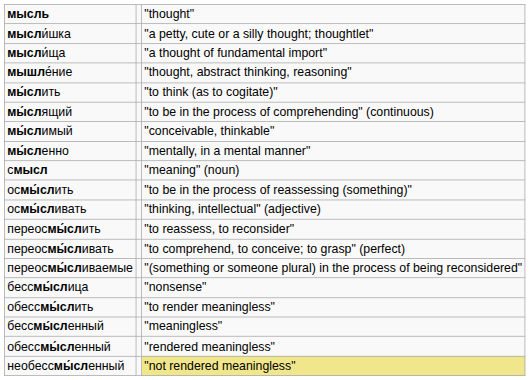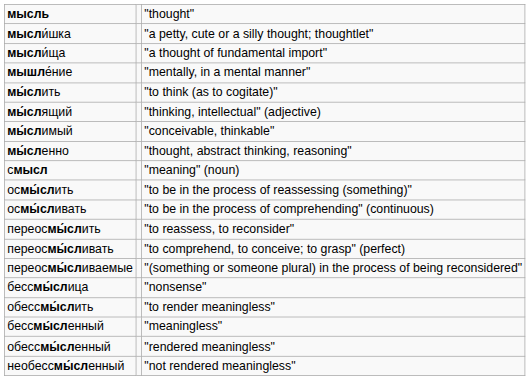(248, 72) "thought, abstract thinking, reasoning" -> (227, 72) "mentally, in a mental manner"
(289, 111) "to be in the process of comprehending" (continuous) -> (233, 111) "thinking, intellectual" (adjective)
(227, 151) "mentally, in a mental manner" -> (248, 151) "thought, abstract thinking, reasoning"
(233, 209) "thinking, intellectual" (adjective) -> (289, 209) "to be in the process of comprehending" (continuous)
(220, 365) khaki background -> (220, 365) no background
